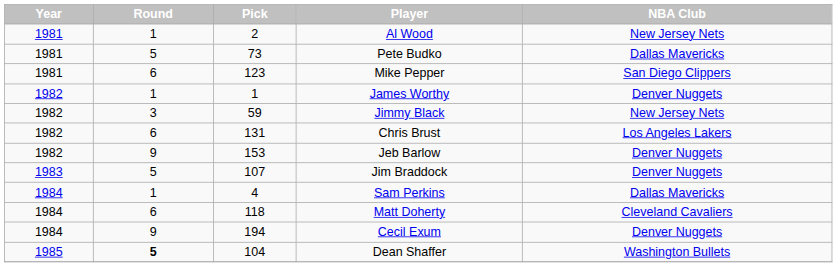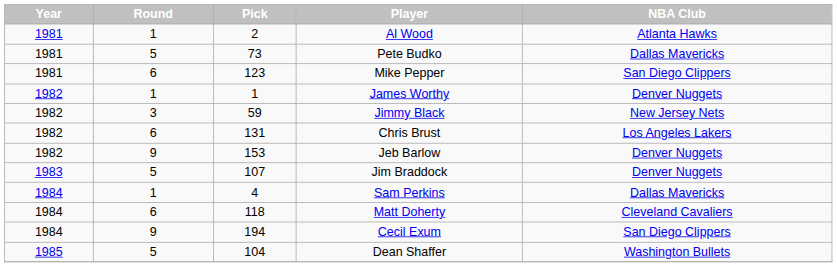(677, 34) New Jersey Nets -> (677, 34) Atlanta Hawks
(677, 232) Denver Nuggets -> (677, 232) San Diego Clippers
(153, 251) bold -> (153, 251) normal
